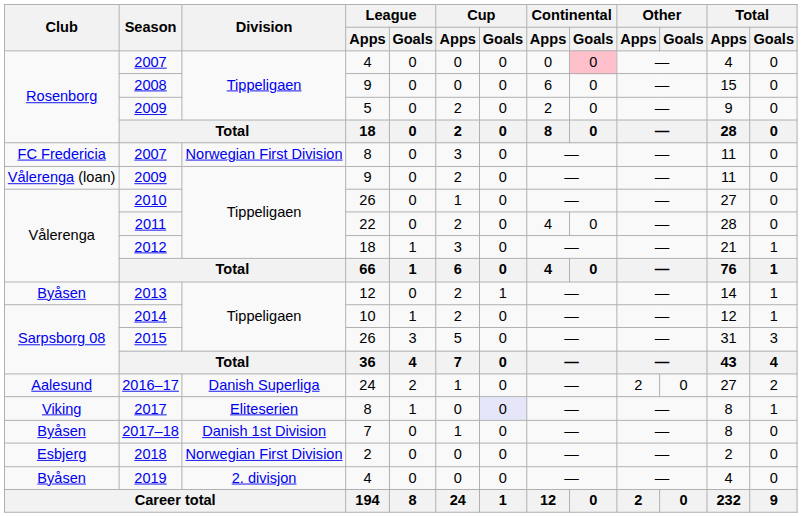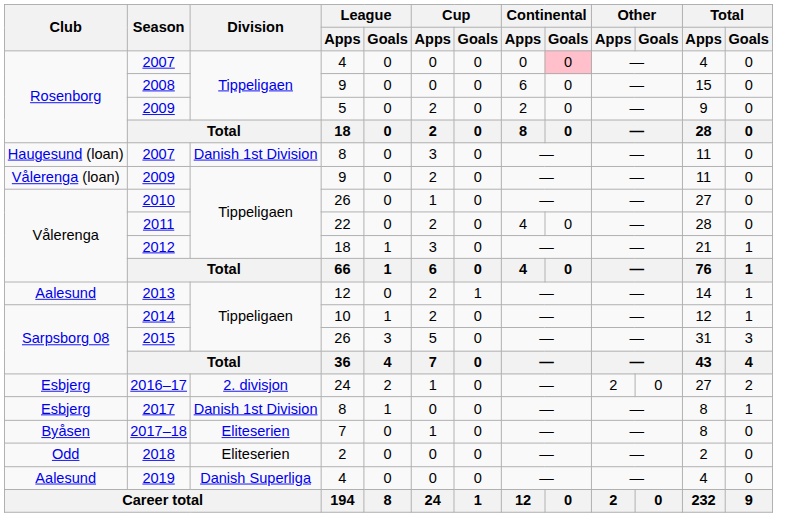(62, 154) FC Fredericia -> (66, 154) Haugesund (loan)
(264, 154) Norwegian First Division -> (256, 154) Danish 1st Division
(62, 293) Byåsen -> (66, 293) Aalesund
(62, 385) Aalesund -> (66, 385) Esbjerg
(264, 385) Danish Superliga -> (256, 385) 2. divisjon
(62, 408) Viking -> (66, 408) Esbjerg
(264, 408) Eliteserien -> (256, 408) Danish 1st Division
(503, 408) lavender background -> (478, 408) no background
(264, 431) Danish 1st Division -> (256, 431) Eliteserien
(62, 454) Esbjerg -> (66, 454) Odd
(264, 454) Norwegian First Division -> (256, 454) Eliteserien
(62, 477) Byåsen -> (66, 477) Aalesund
(264, 477) 2. divisjon -> (256, 477) Danish Superliga
